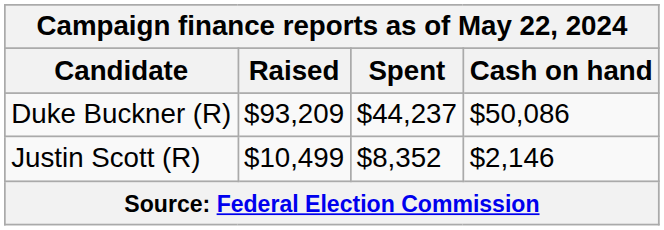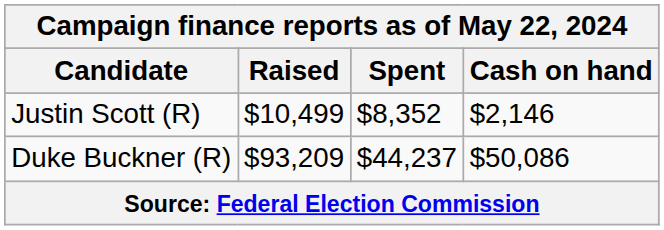rows swapped: (121, 114) <-> (106, 158)
